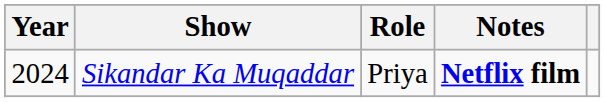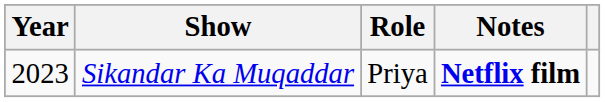(40, 72) 2024 -> (40, 72) 2023
